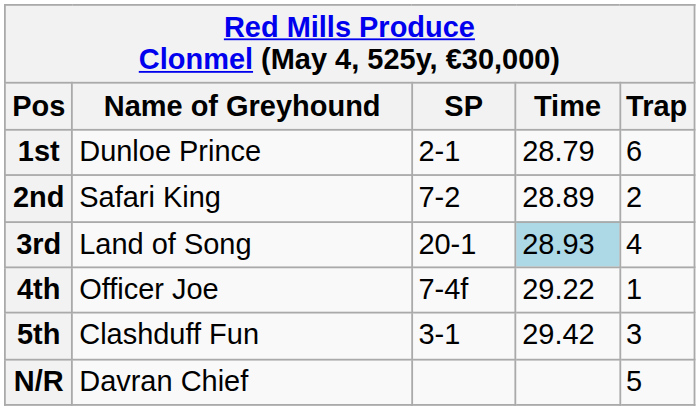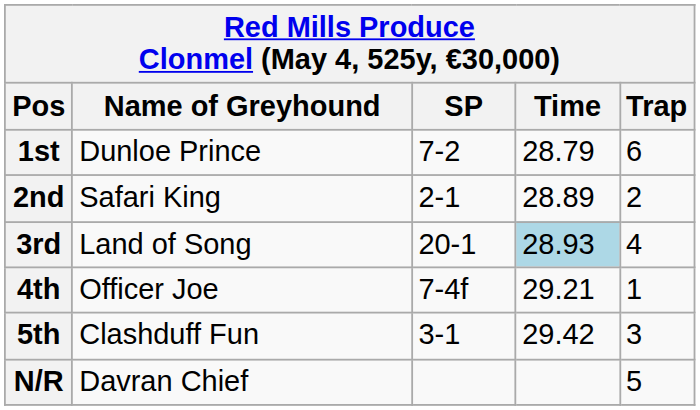(439, 151) 2-1 -> (439, 151) 7-2
(439, 197) 7-2 -> (439, 197) 2-1
(558, 289) 29.22 -> (558, 289) 29.21
